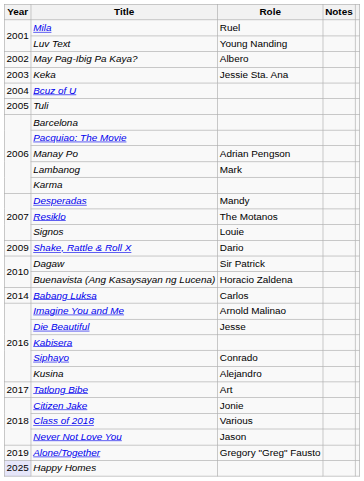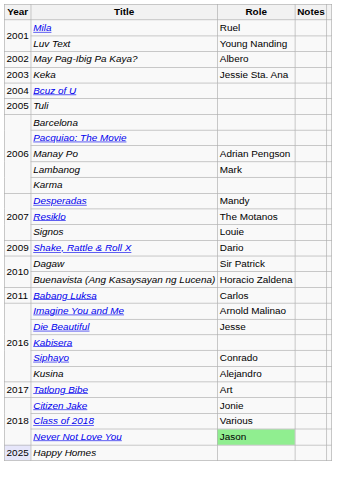(18, 295) 2014 -> (17, 295) 2011
(233, 437) no background -> (233, 437) lightgreen background
- row: (67, 452)
